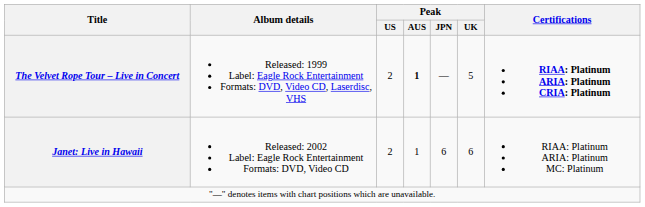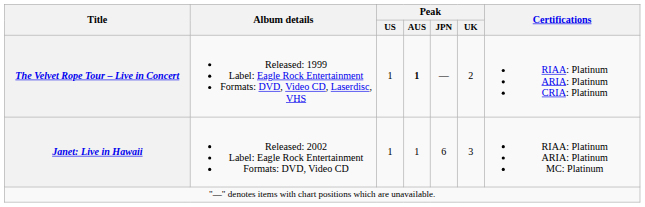(390, 76) 2 -> (390, 76) 1
(471, 76) 5 -> (471, 76) 2
(562, 82) bold -> (562, 82) normal
(390, 152) 2 -> (390, 152) 1
(471, 152) 6 -> (471, 152) 3
